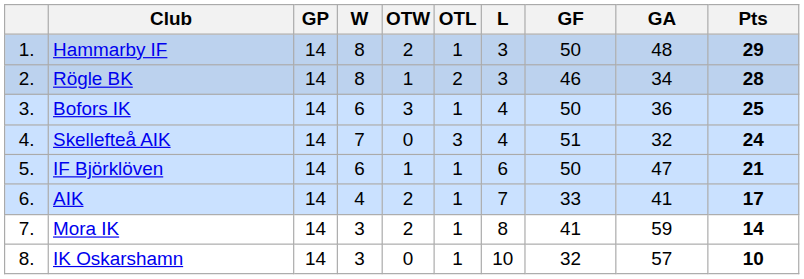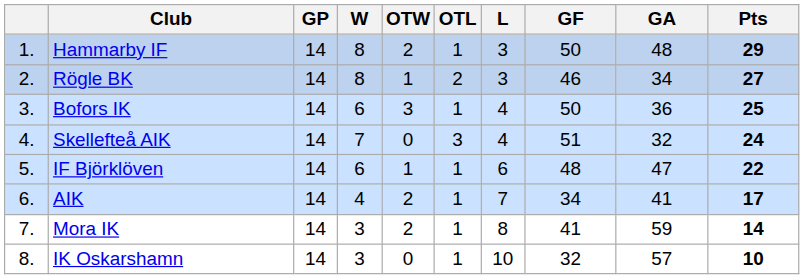(753, 79) 28 -> (753, 79) 27
(571, 169) 50 -> (571, 169) 48
(753, 169) 21 -> (753, 169) 22
(571, 199) 33 -> (571, 199) 34
